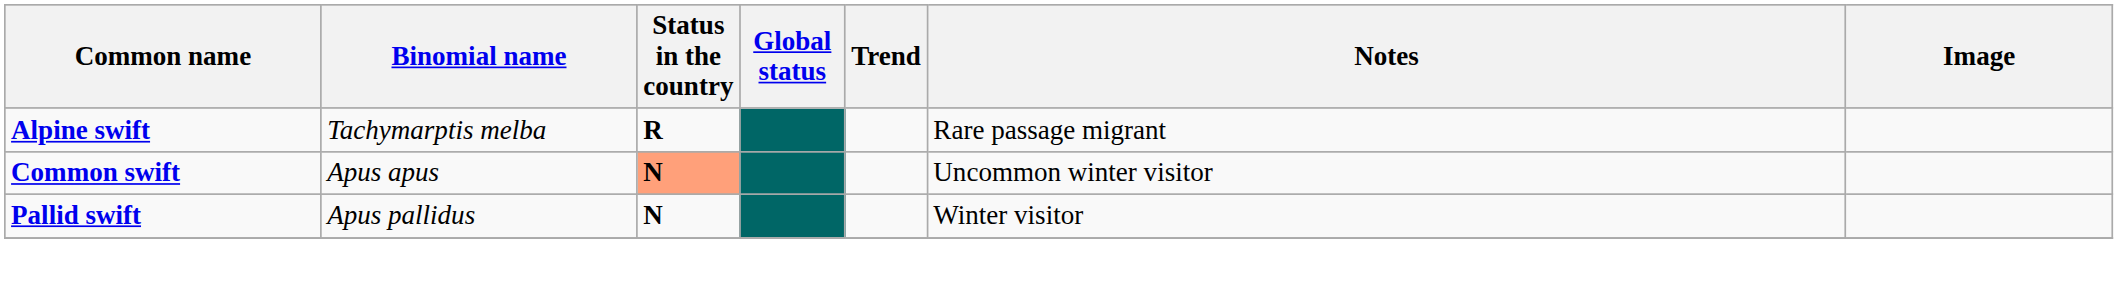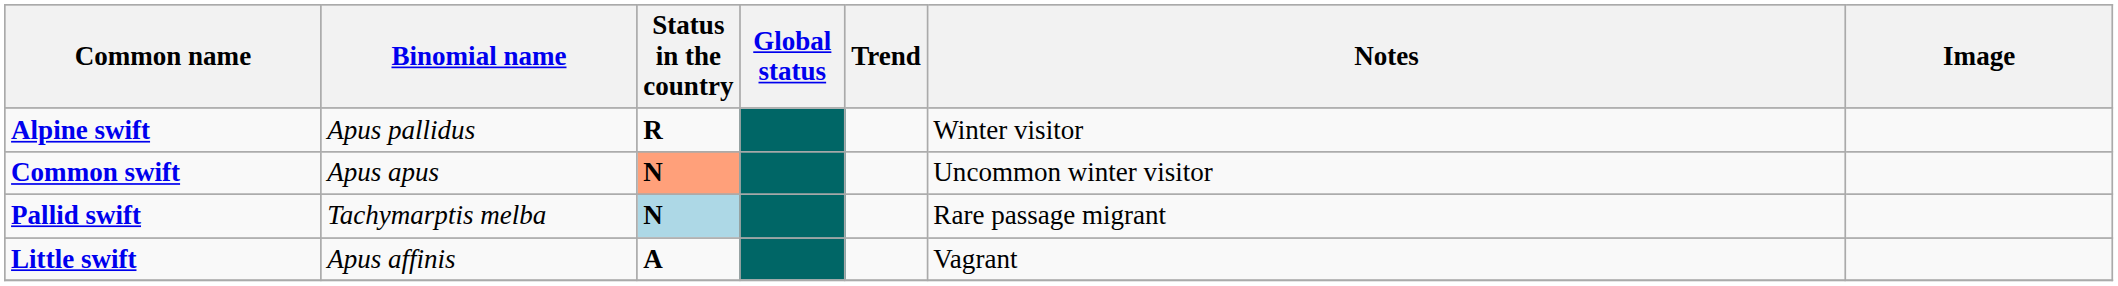(437, 129) Tachymarptis melba -> (401, 129) Apus pallidus
(1050, 129) Rare passage migrant -> (1008, 129) Winter visitor
(401, 215) Apus pallidus -> (437, 215) Tachymarptis melba
(653, 215) no background -> (653, 215) lightblue background
(1008, 215) Winter visitor -> (1050, 215) Rare passage migrant
+ row: (74, 258)
